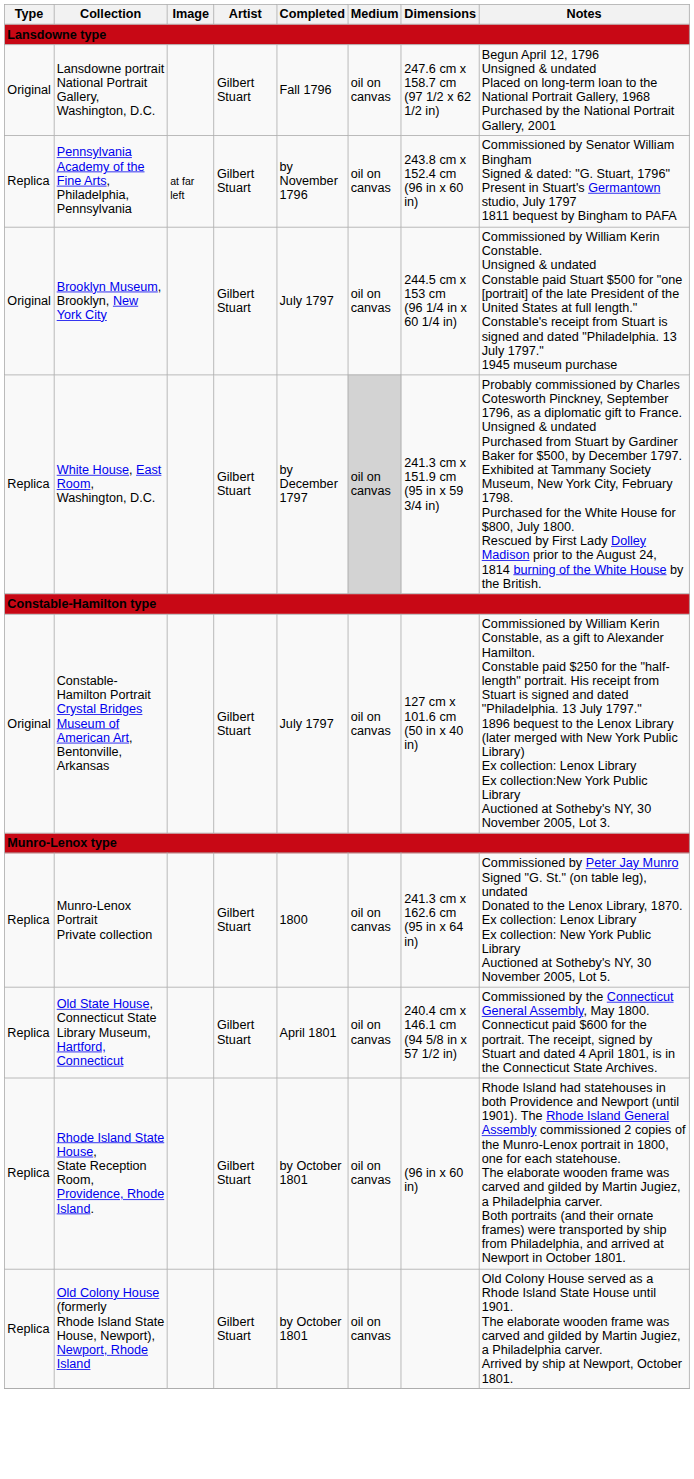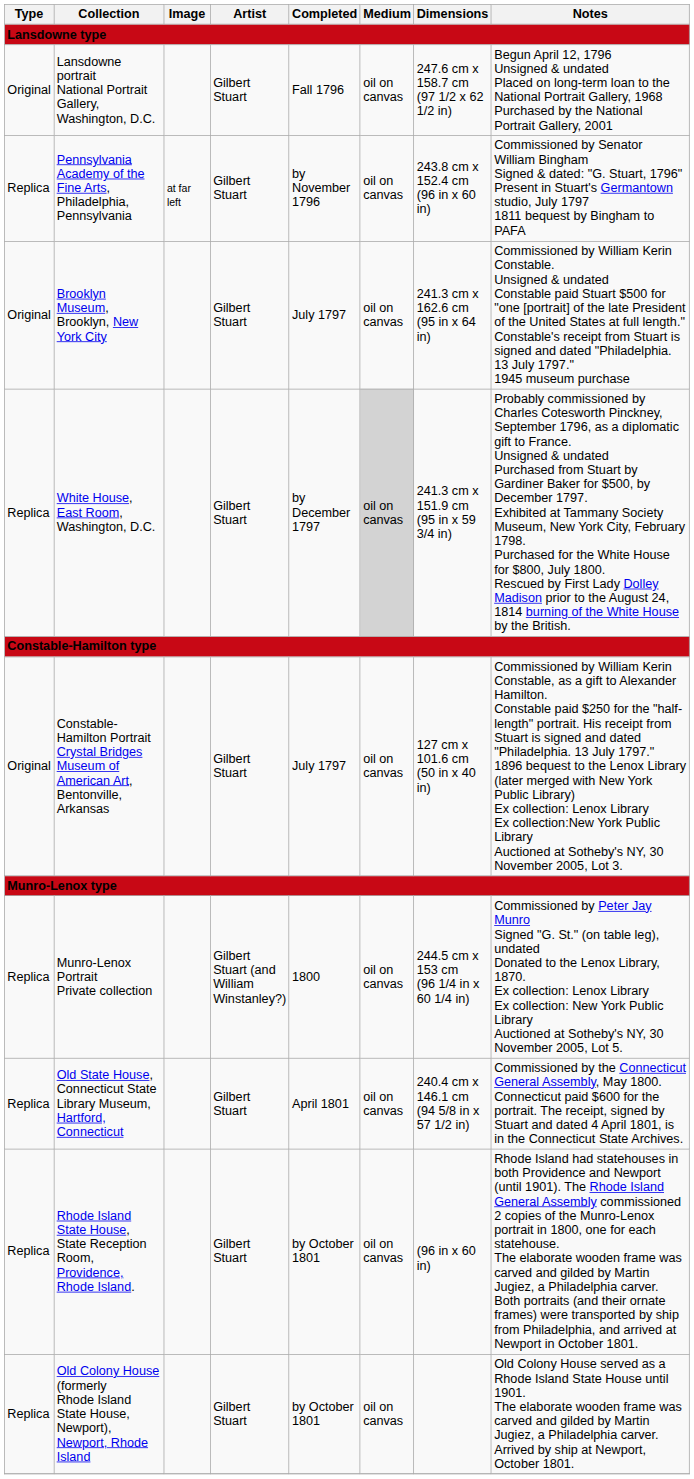(436, 300) 244.5 cm x 153 cm (96 1/4 in x 60 1/4 in) -> (448, 315) 241.3 cm x 162.6 cm (95 in x 64 in)
(236, 920) Gilbert Stuart -> (250, 977) Gilbert Stuart (and William Winstanley?)
(435, 920) 241.3 cm x 162.6 cm (95 in x 64 in) -> (448, 977) 244.5 cm x 153 cm (96 1/4 in x 60 1/4 in)
